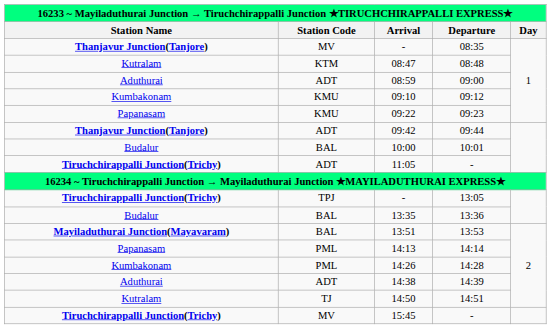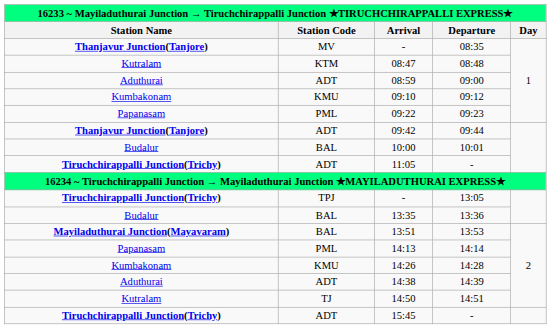(326, 114) KMU -> (326, 114) PML
(326, 265) PML -> (326, 265) KMU
(326, 315) MV -> (326, 315) ADT
